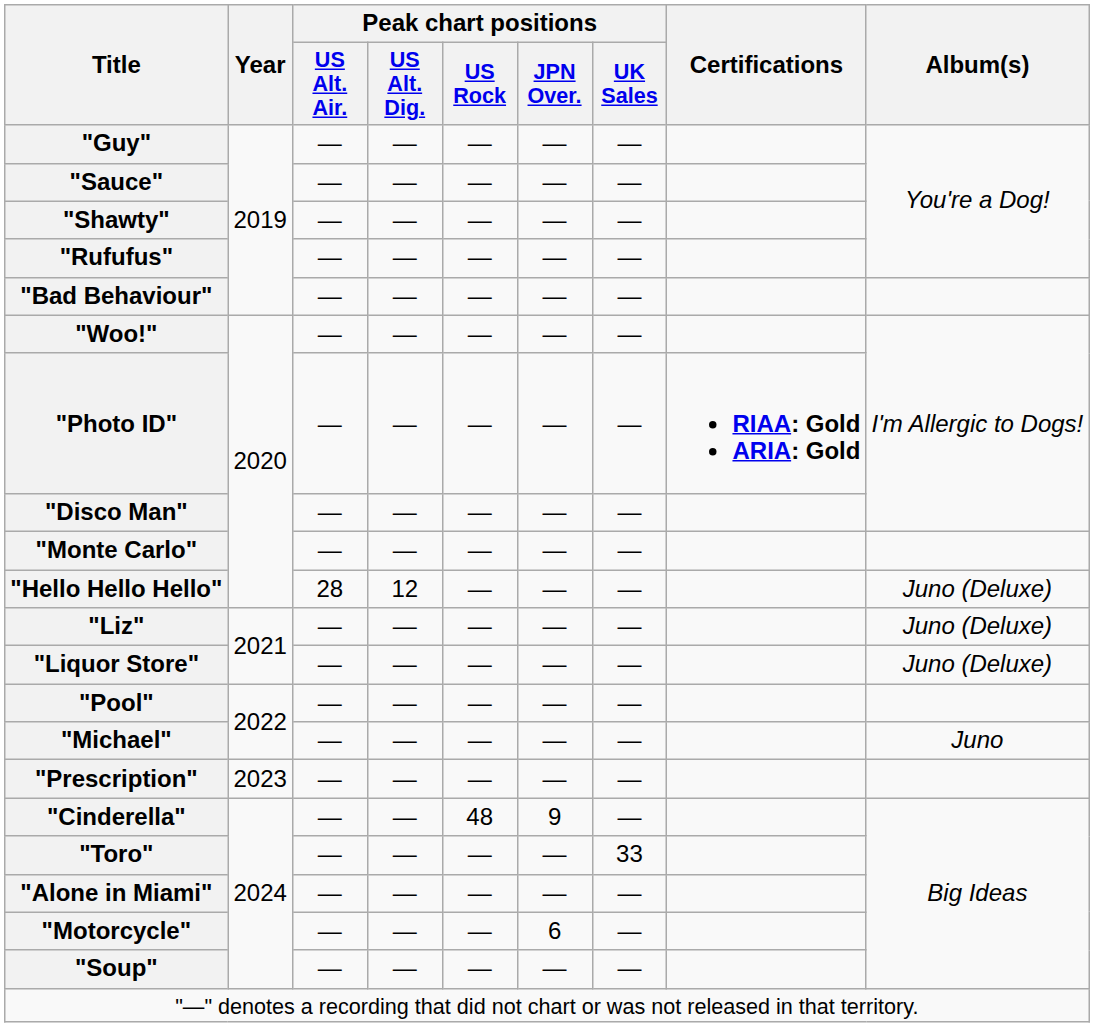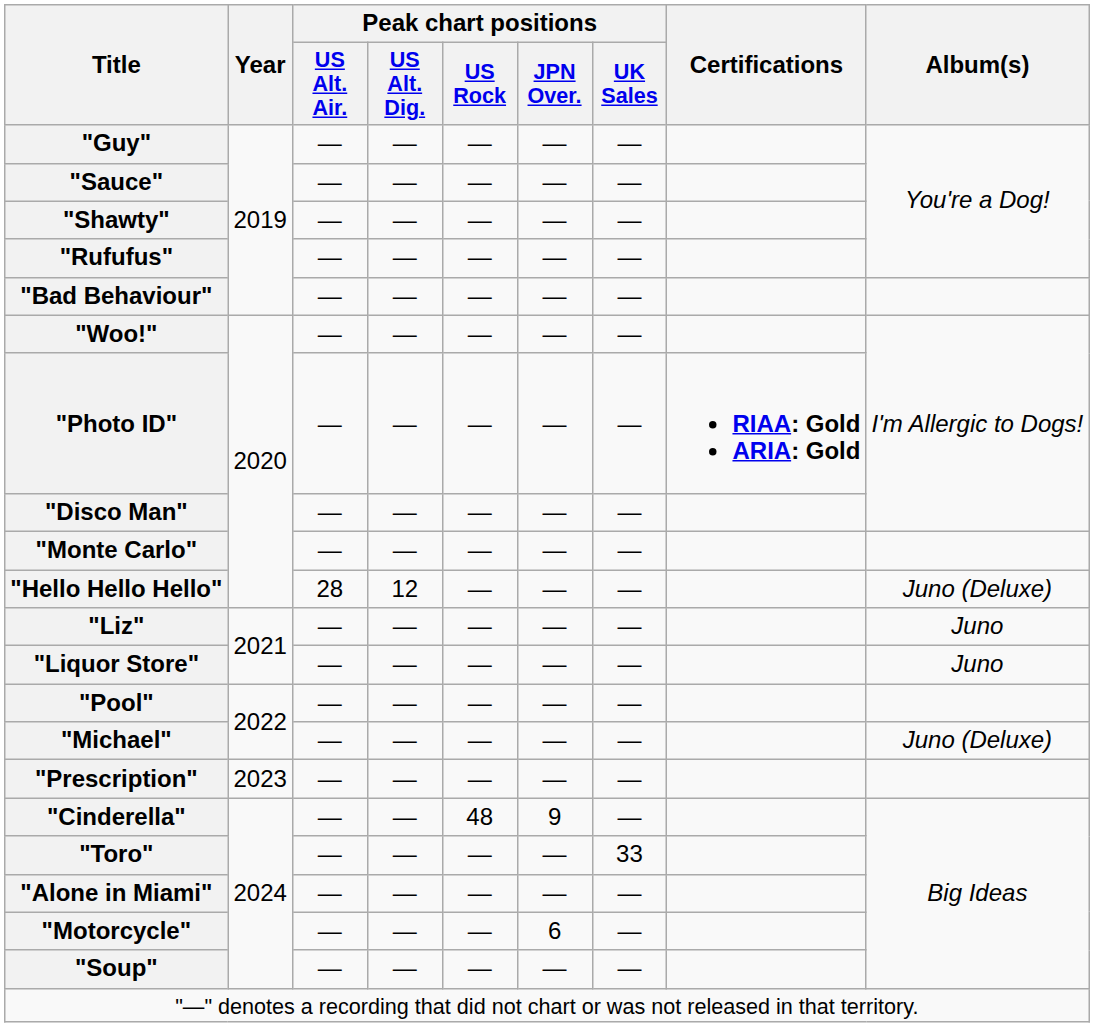(977, 626) Juno (Deluxe) -> (977, 626) Juno
(977, 664) Juno (Deluxe) -> (977, 664) Juno
(977, 740) Juno -> (977, 740) Juno (Deluxe)
